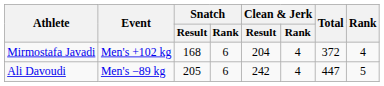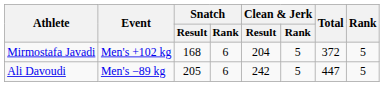(298, 52) 4 -> (298, 52) 5
(363, 52) 4 -> (363, 52) 5
(298, 72) 4 -> (298, 72) 5
